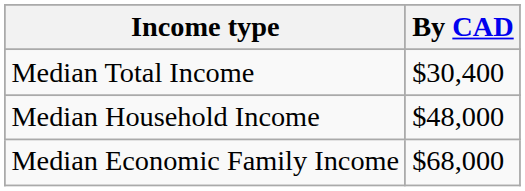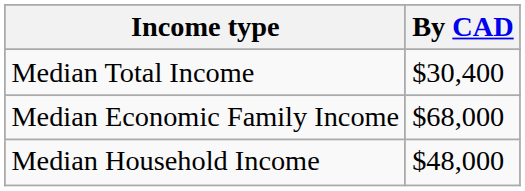rows swapped: (166, 116) <-> (205, 161)
